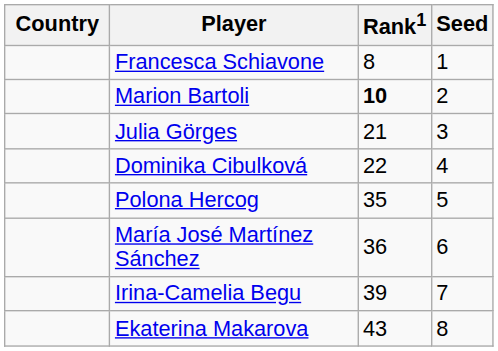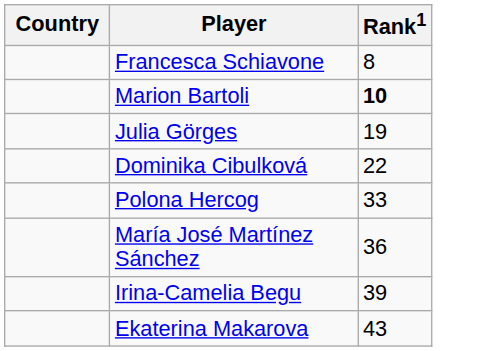- column: (462, 24)
(375, 131) 21 -> (375, 131) 19
(375, 200) 35 -> (375, 200) 33
